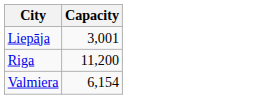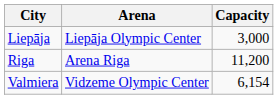+ column: (137, 15)
(103, 37) 3,001 -> (253, 37) 3,000
